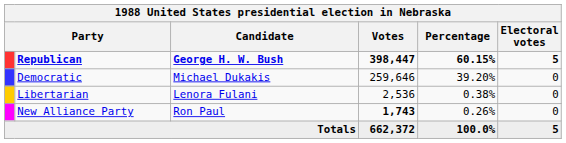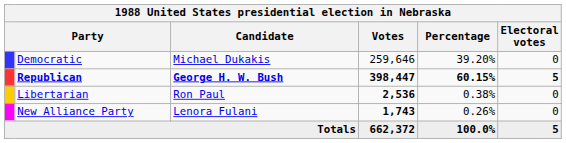rows swapped: (50, 60) <-> (50, 78)
(215, 95) Lenora Fulani -> (199, 95) Ron Paul
(399, 95) normal -> (399, 95) bold
(199, 112) Ron Paul -> (215, 112) Lenora Fulani
